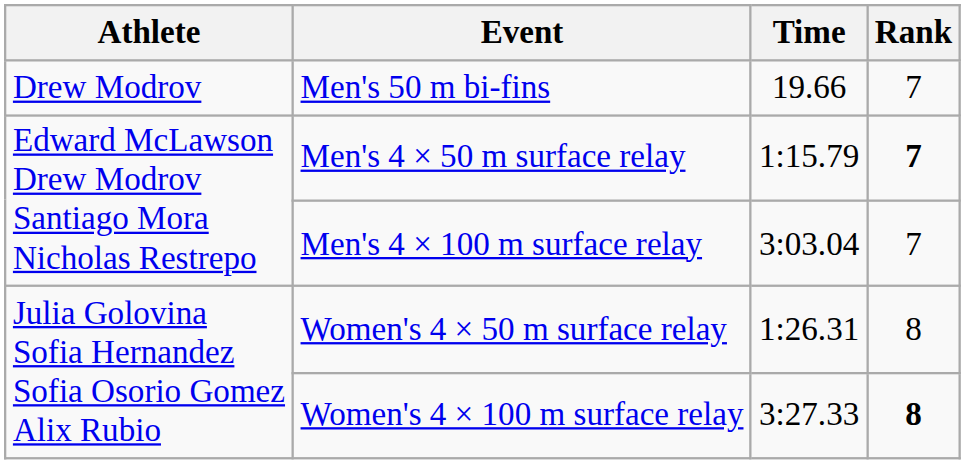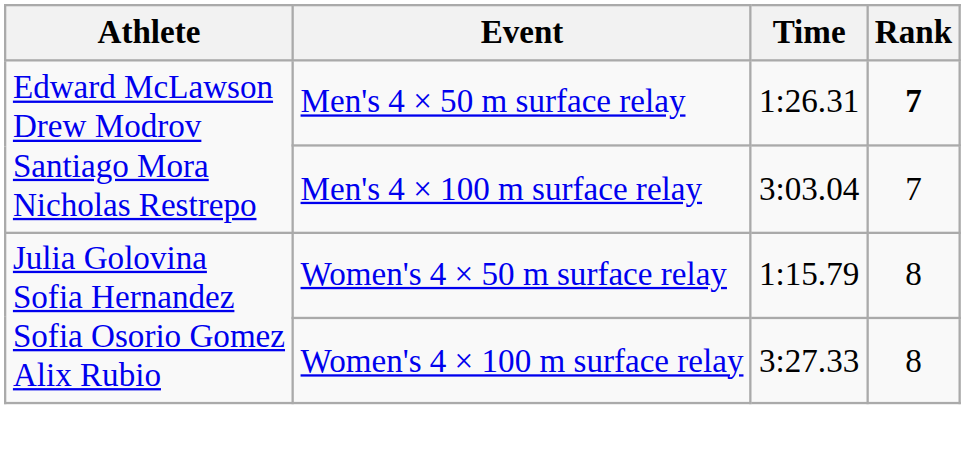- row: (425, 86)
(809, 157) 1:15.79 -> (809, 102) 1:26.31
(809, 329) 1:26.31 -> (809, 274) 1:15.79
(913, 415) bold -> (913, 360) normal
